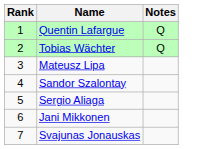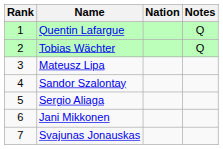+ column: (163, 13)
